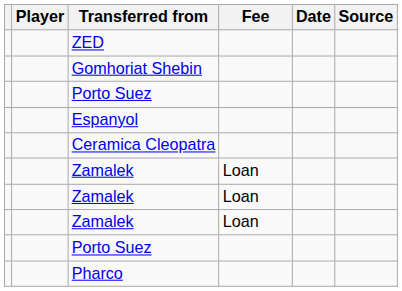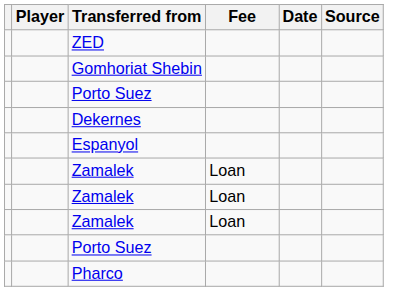+ row: (106, 119)
- row: (144, 145)
